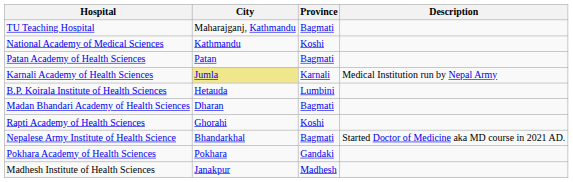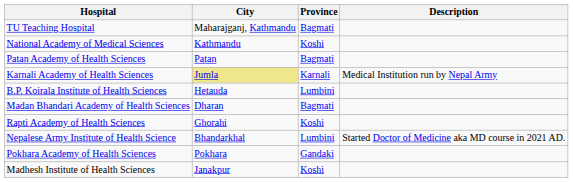(317, 138) Bagmati -> (317, 138) Lumbini
(318, 169) Madhesh -> (312, 169) Koshi
